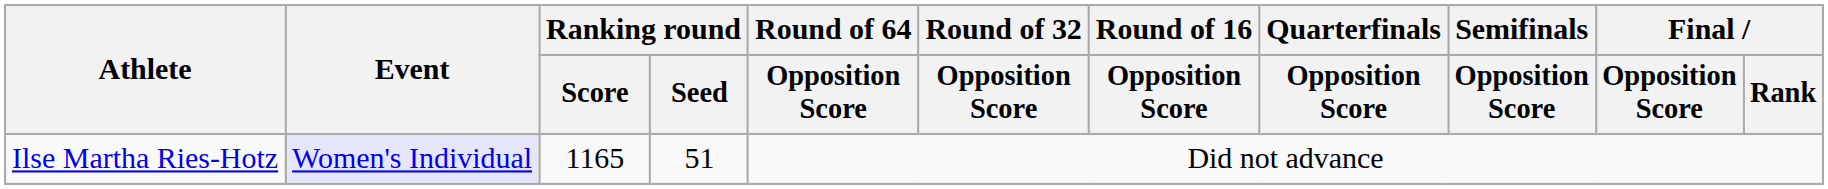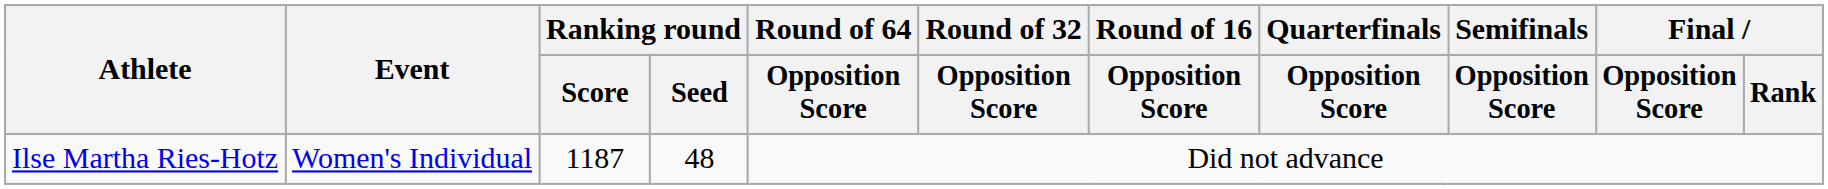(412, 159) lavender background -> (412, 159) no background
(595, 159) 1165 -> (595, 159) 1187
(699, 159) 51 -> (699, 159) 48
